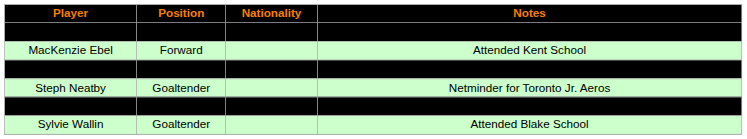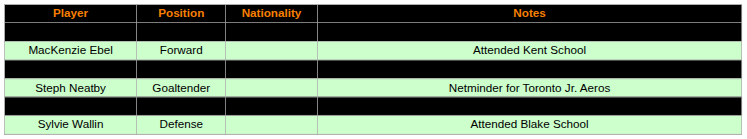(181, 124) Goaltender -> (181, 124) Defense
